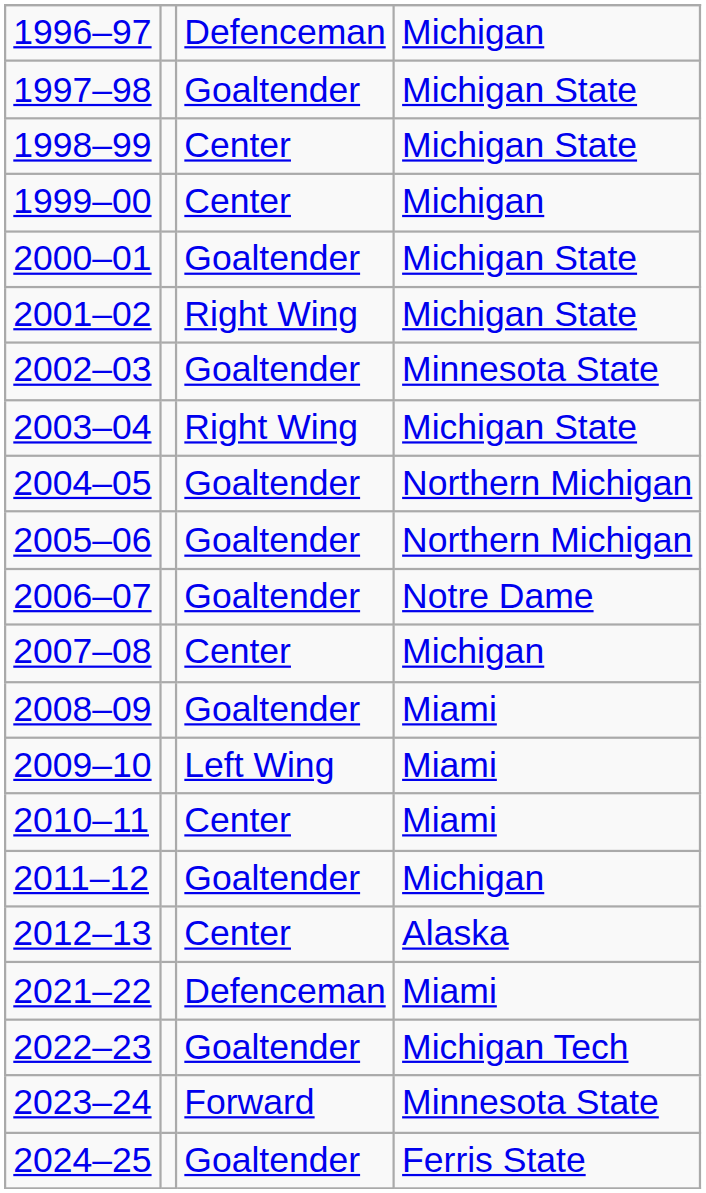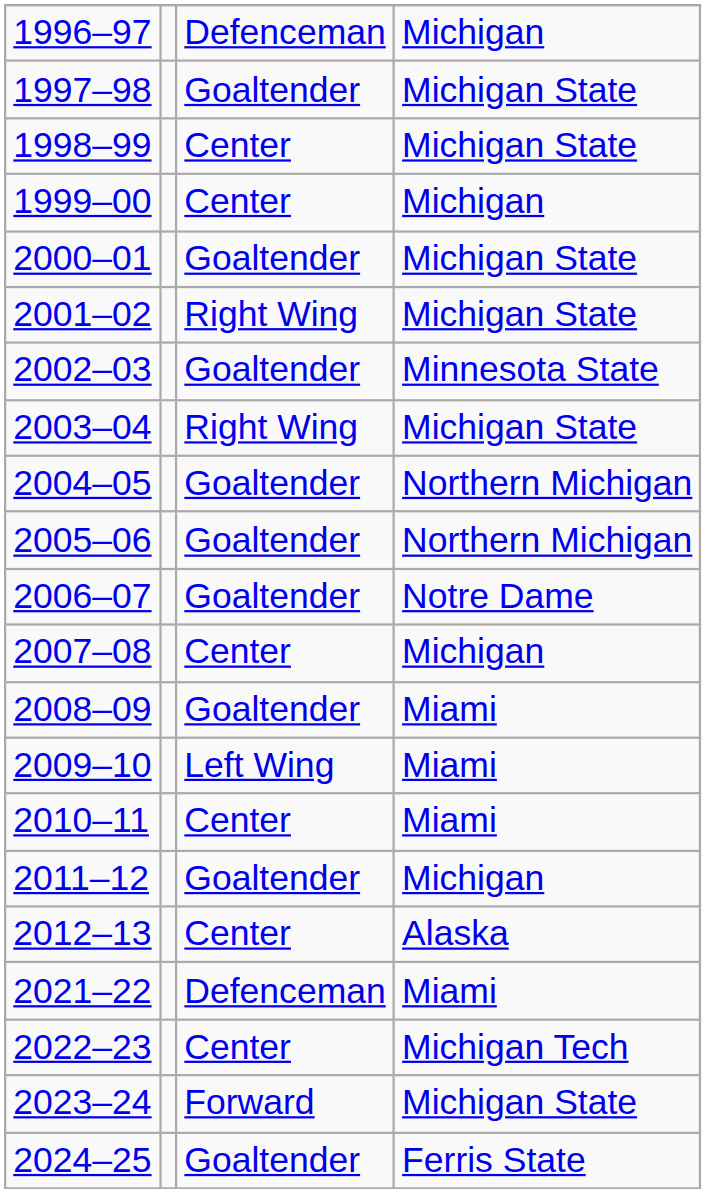(272, 1046) Goaltender -> (238, 1046) Center
(530, 1102) Minnesota State -> (520, 1102) Michigan State
